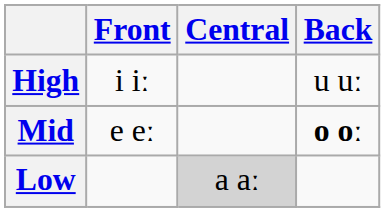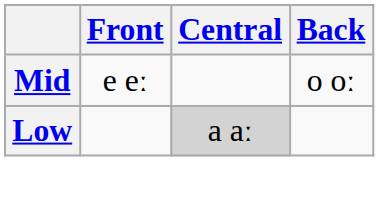- row: (46, 79)
(338, 130) bold -> (331, 79) normal
